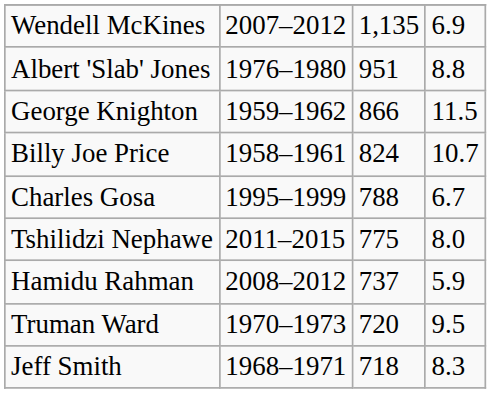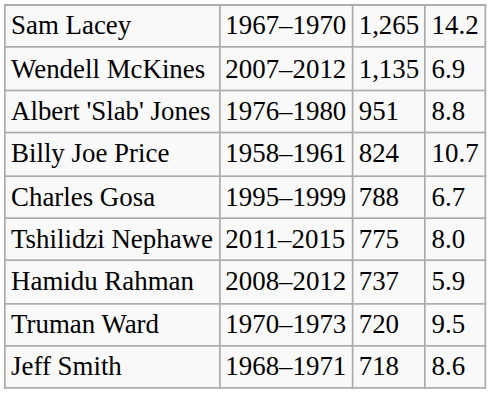+ row: (71, 25)
- row: (104, 111)
(448, 366) 8.3 -> (448, 366) 8.6
